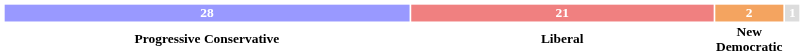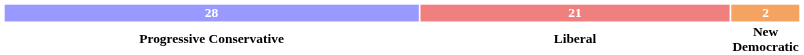- column: (792, 13)
